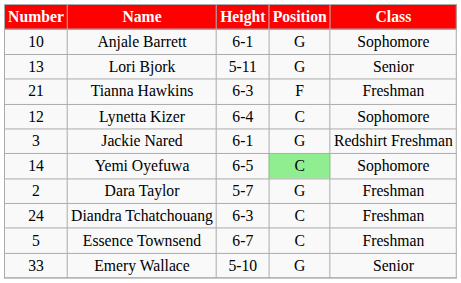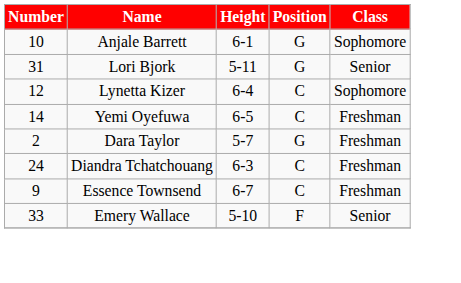(36, 66) 13 -> (36, 66) 31
- row: (142, 91)
- row: (142, 141)
(300, 166) lightgreen background -> (300, 116) no background
(393, 166) Sophomore -> (370, 116) Freshman
(36, 240) 5 -> (36, 191) 9
(300, 265) G -> (300, 215) F
